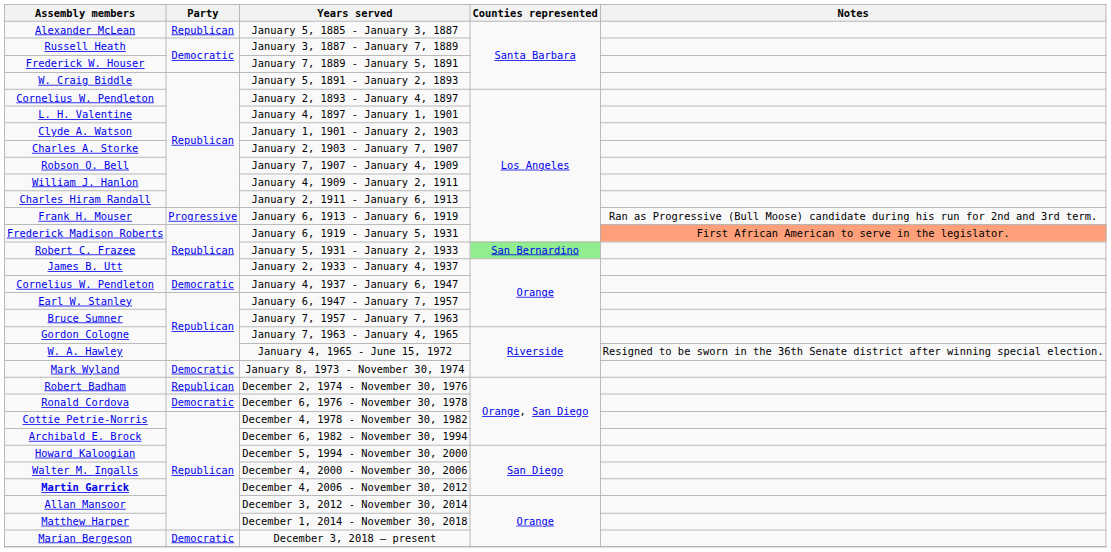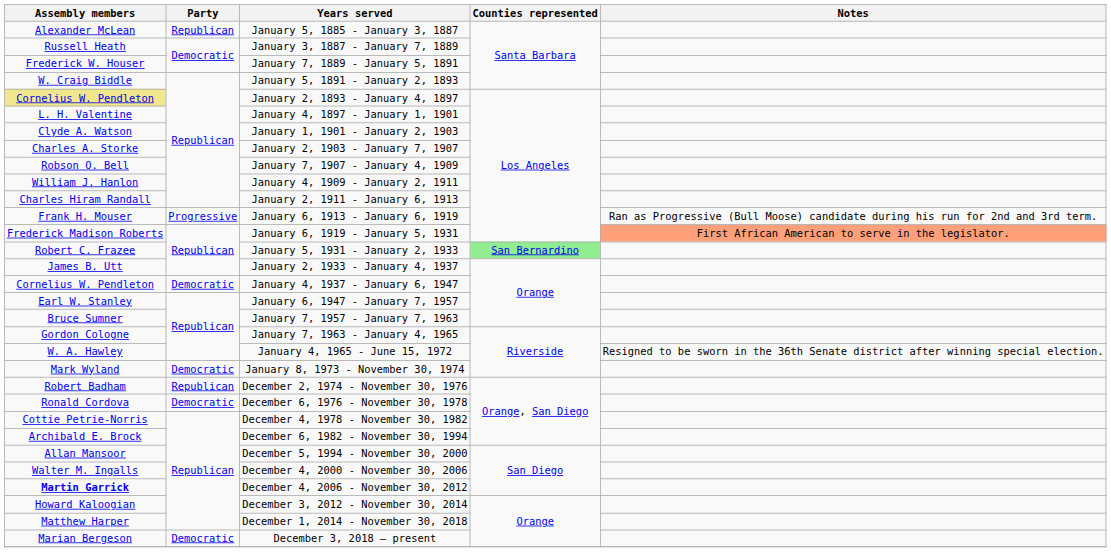(85, 98) no background -> (85, 98) khaki background
(85, 454) Howard Kaloogian -> (85, 454) Allan Mansoor
(85, 504) Allan Mansoor -> (85, 504) Howard Kaloogian
